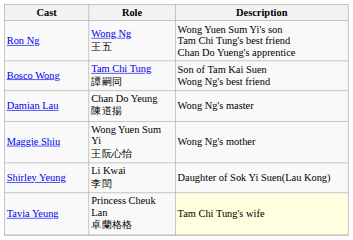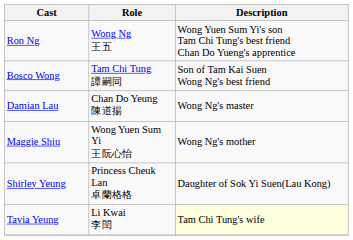(108, 177) Li Kwai 李閏 -> (123, 183) Princess Cheuk Lan 卓蘭格格
(123, 213) Princess Cheuk Lan 卓蘭格格 -> (108, 219) Li Kwai 李閏
